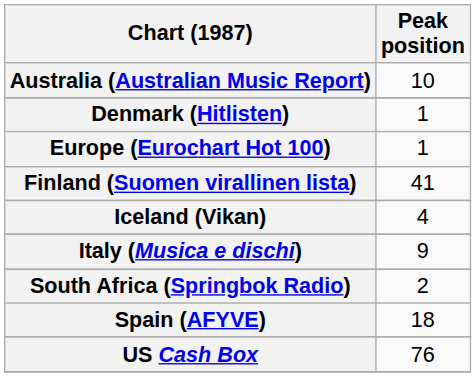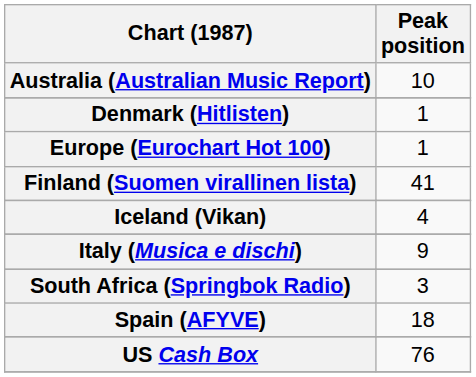(423, 285) 2 -> (423, 285) 3
